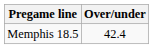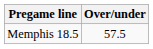(115, 33) 42.4 -> (115, 33) 57.5
